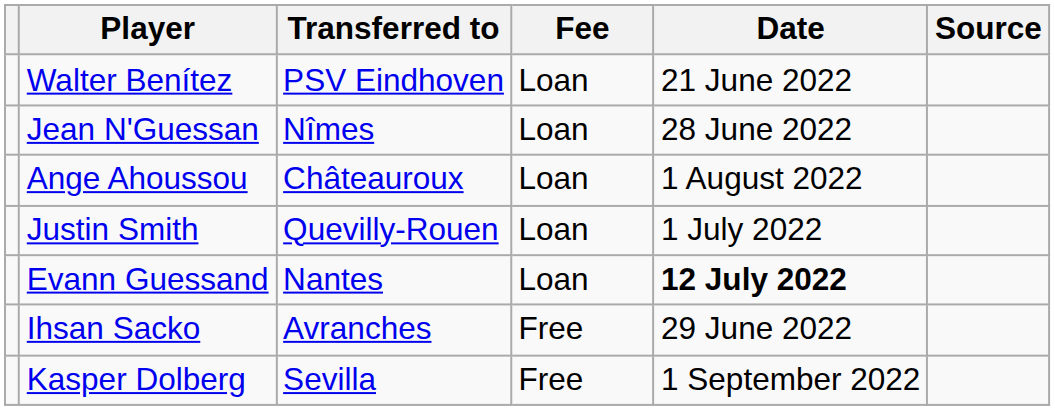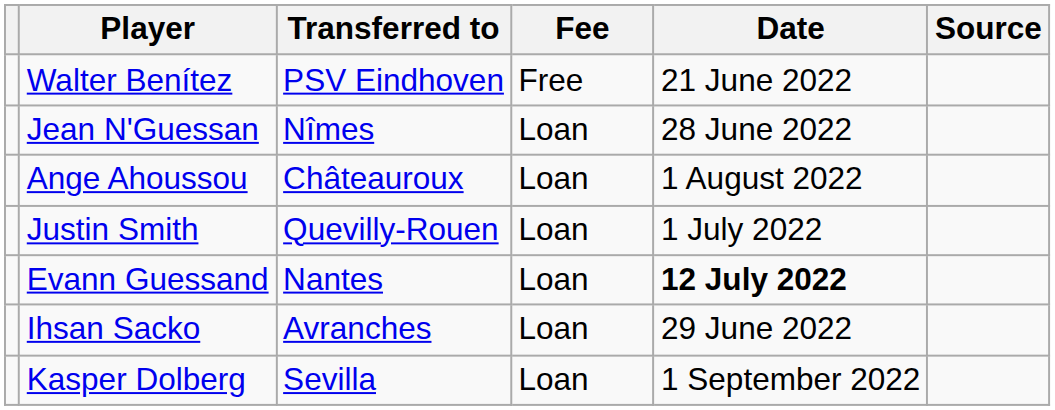(554, 79) Loan -> (551, 79) Free
(551, 329) Free -> (554, 329) Loan
(551, 379) Free -> (554, 379) Loan
